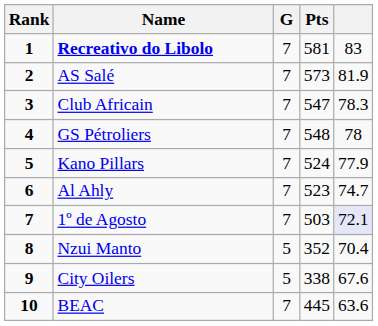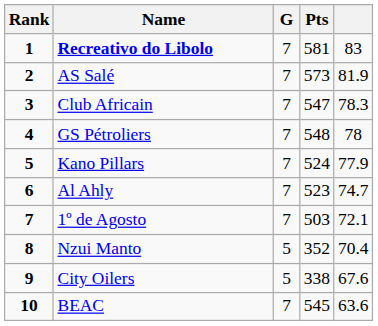(353, 220) lavender background -> (353, 220) no background
(317, 306) 445 -> (317, 306) 545
